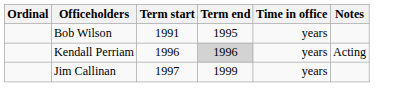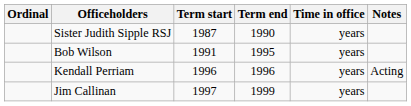+ row: (113, 33)
(225, 52) lightgrey background -> (263, 71) no background
